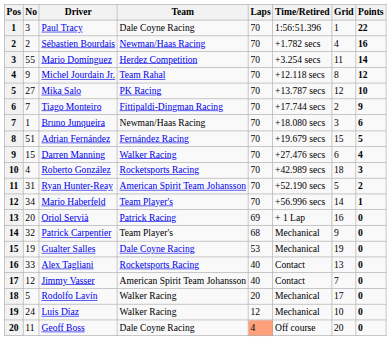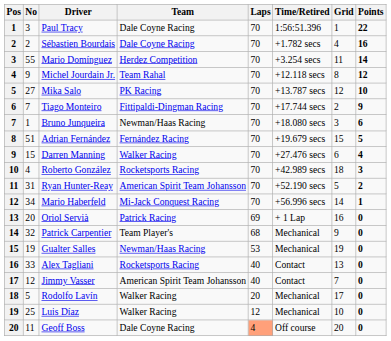(162, 44) Newman/Haas Racing -> (157, 44) Dale Coyne Racing
(146, 202) Team Player's -> (169, 202) Mi-Jack Conquest Racing
(157, 249) Dale Coyne Racing -> (162, 249) Newman/Haas Racing
(30, 312) 24 -> (30, 312) 25
